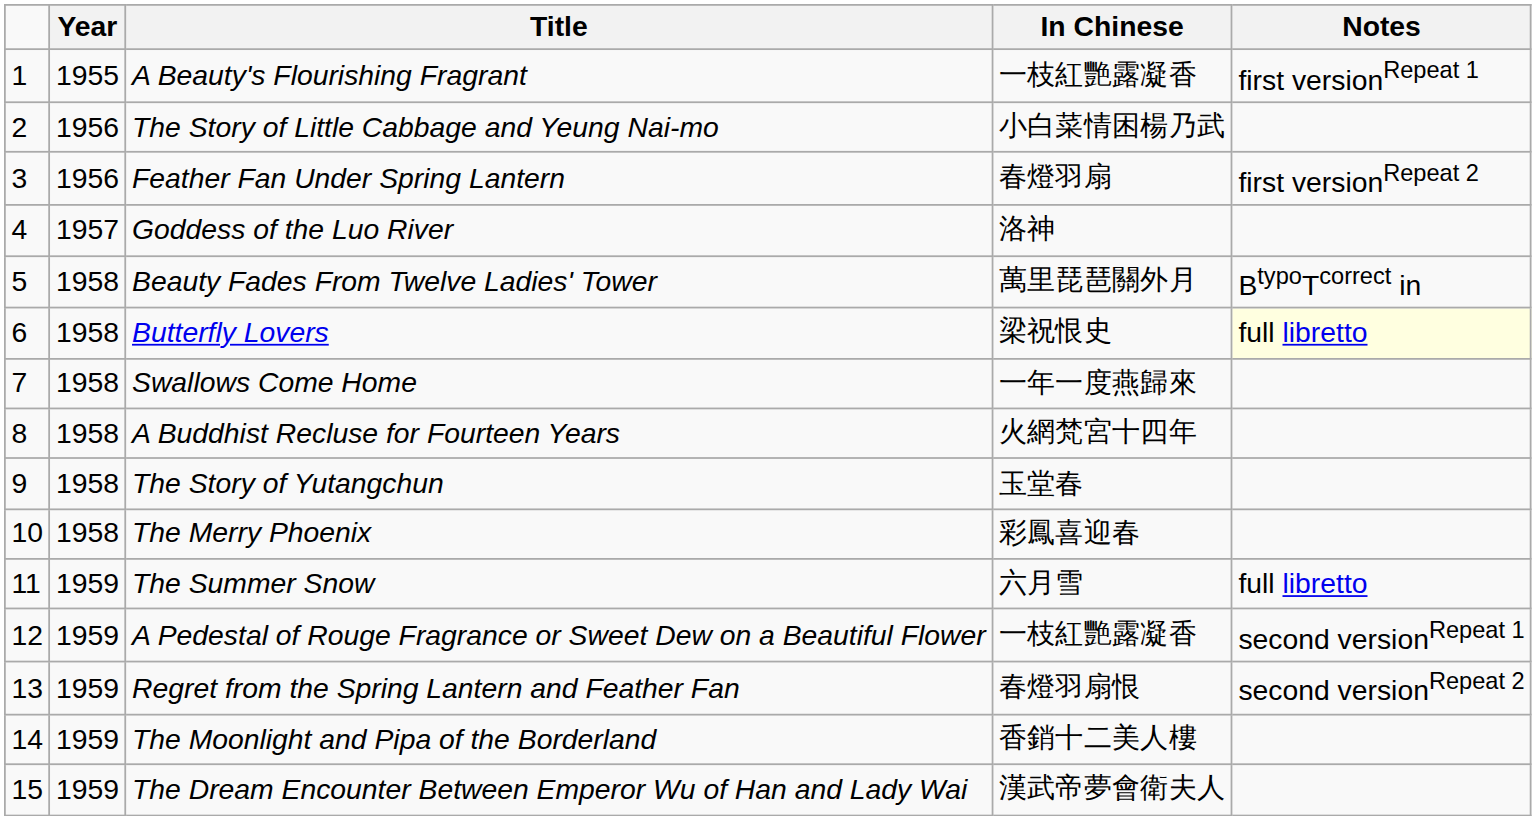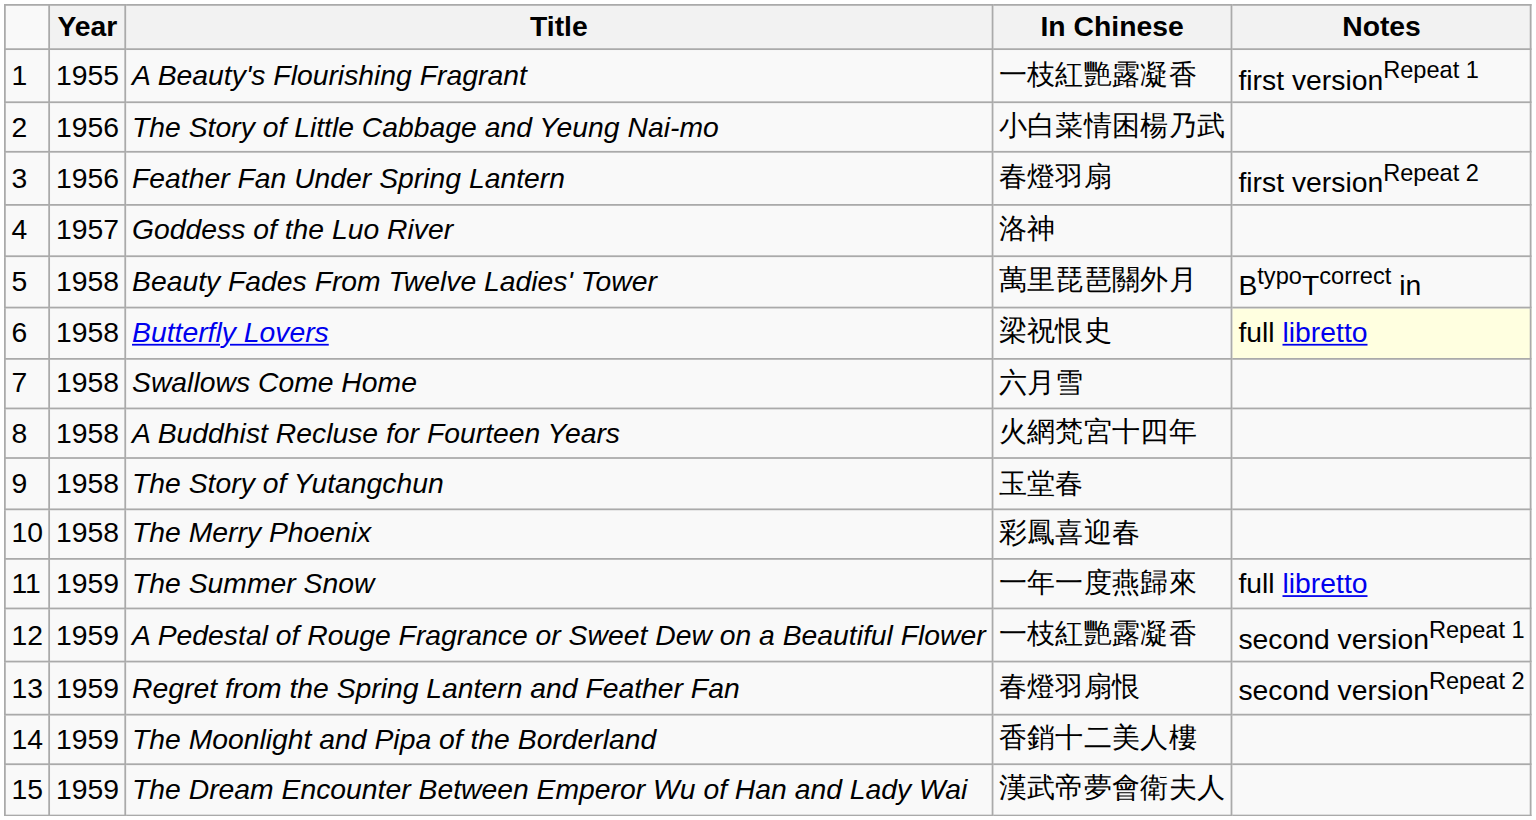(1098, 382) 一年一度燕歸來 -> (1041, 382) 六月雪
(1041, 582) 六月雪 -> (1098, 582) 一年一度燕歸來
